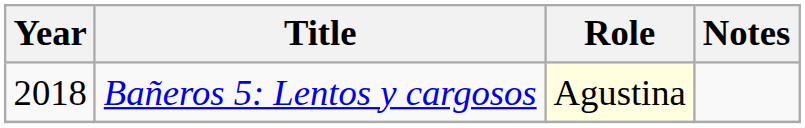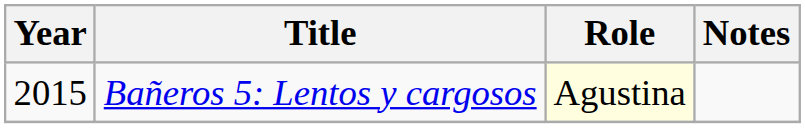(50, 91) 2018 -> (50, 91) 2015
